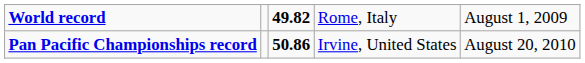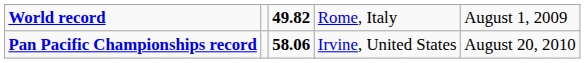(291, 44) 50.86 -> (291, 44) 58.06
